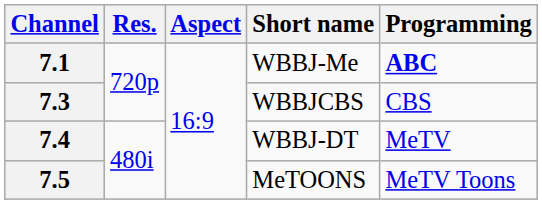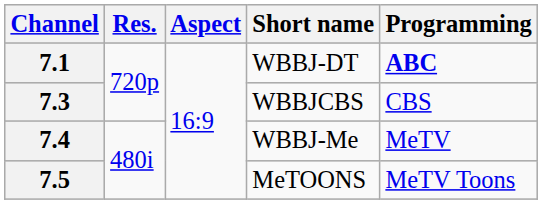(305, 62) WBBJ-Me -> (305, 62) WBBJ-DT
(305, 140) WBBJ-DT -> (305, 140) WBBJ-Me
